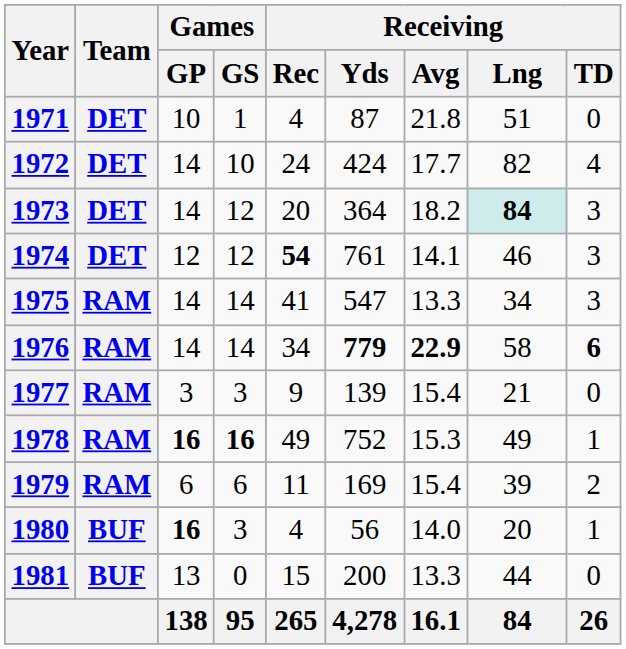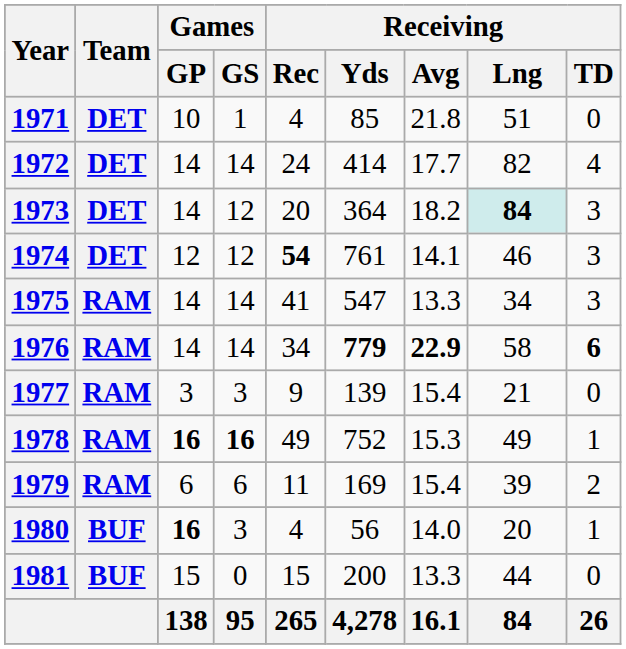(365, 118) 87 -> (365, 118) 85
(240, 164) 10 -> (240, 164) 14
(365, 164) 424 -> (365, 164) 414
(186, 575) 13 -> (186, 575) 15
